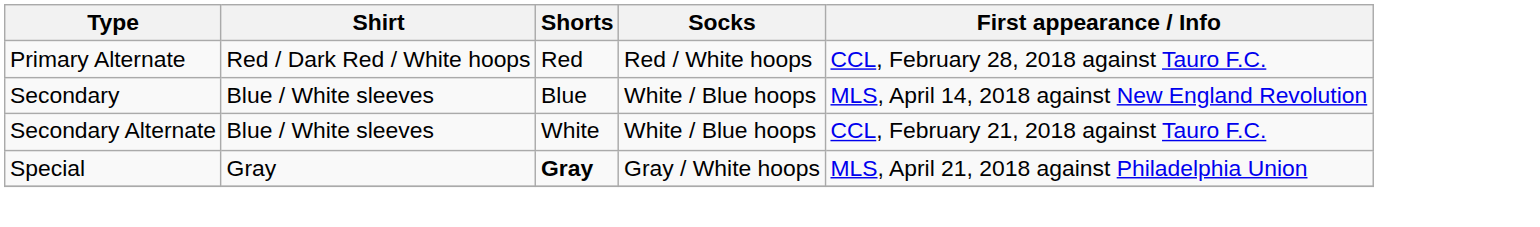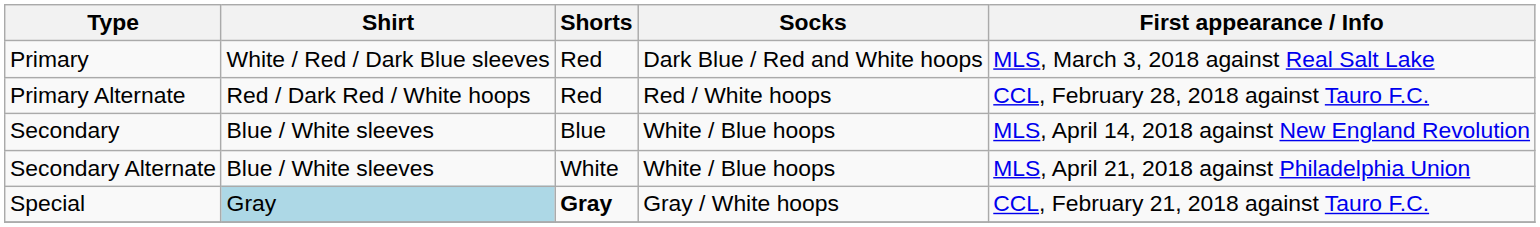+ row: (49, 58)
(1048, 131) CCL, February 21, 2018 against Tauro F.C. -> (1232, 167) MLS, April 21, 2018 against Philadelphia Union
(251, 167) no background -> (251, 204) lightblue background
(1069, 167) MLS, April 21, 2018 against Philadelphia Union -> (1211, 204) CCL, February 21, 2018 against Tauro F.C.
